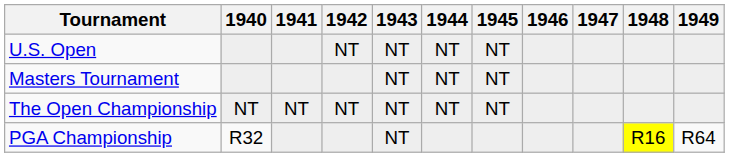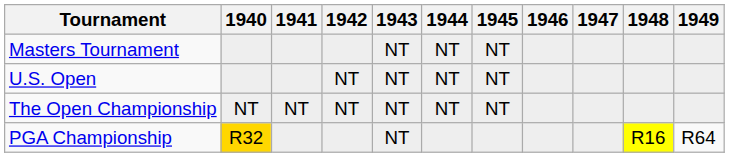rows swapped: (94, 79) <-> (53, 49)
(246, 138) no background -> (246, 138) gold background
